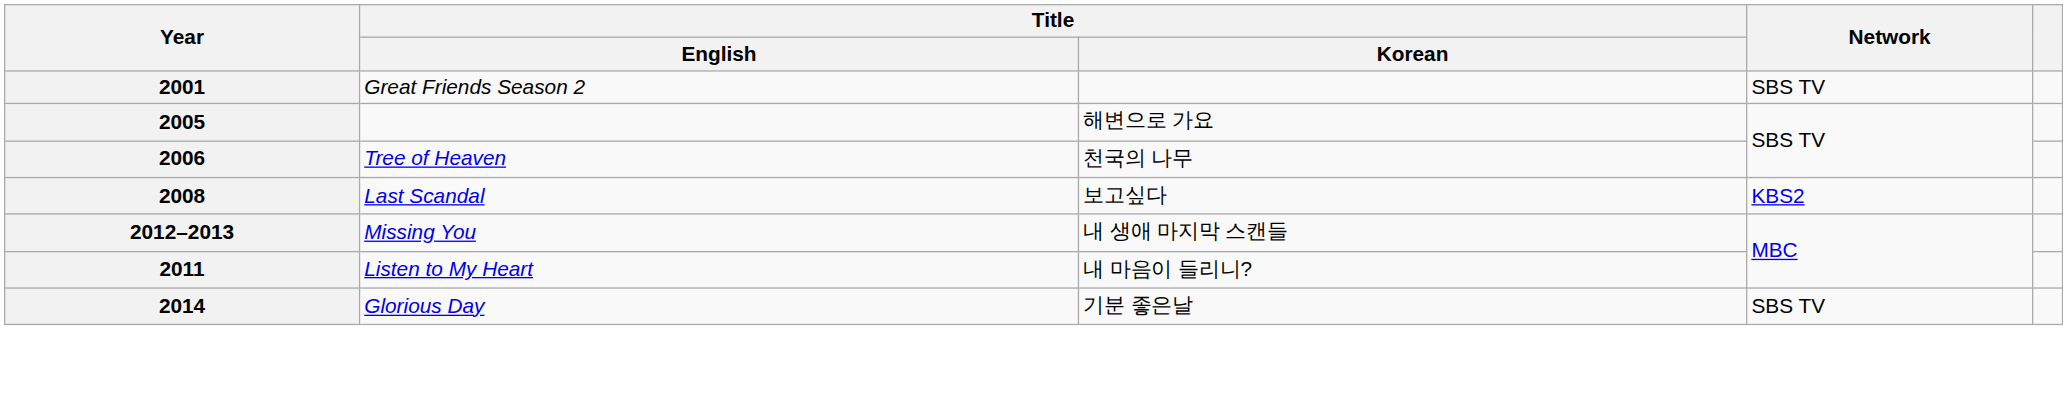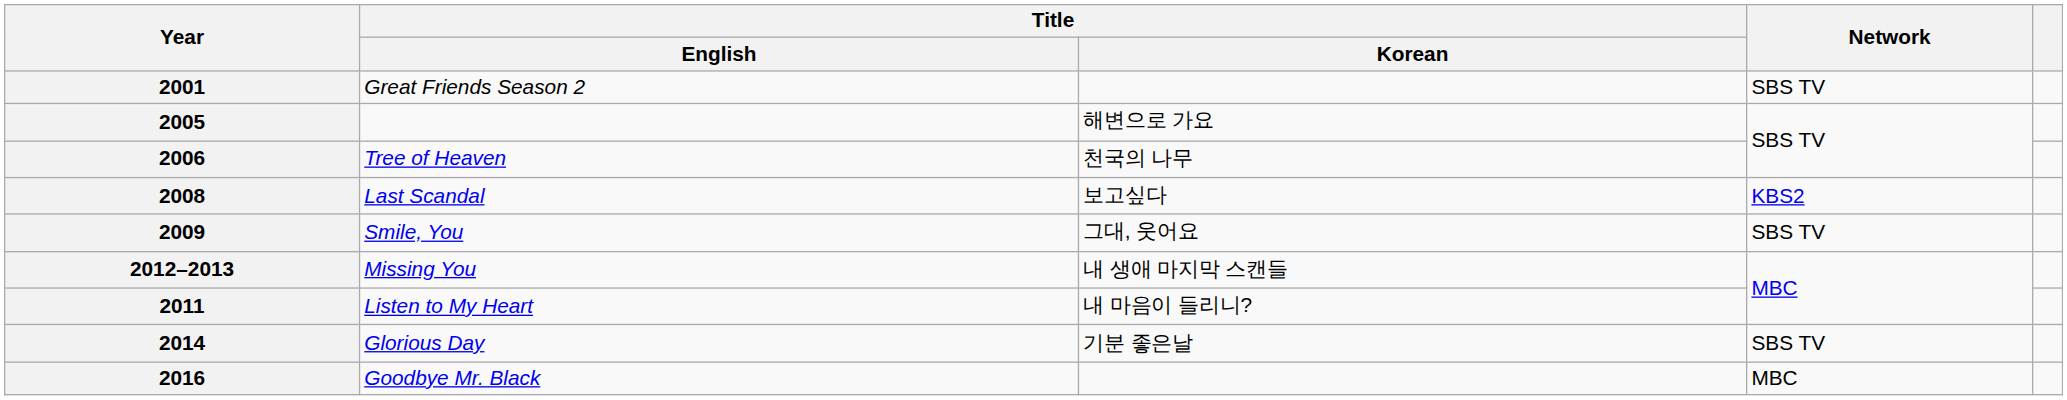+ row: (182, 232)
+ row: (182, 378)
